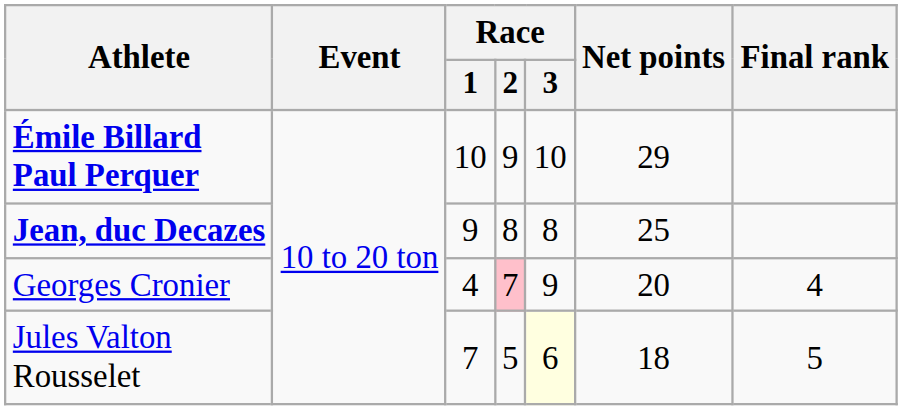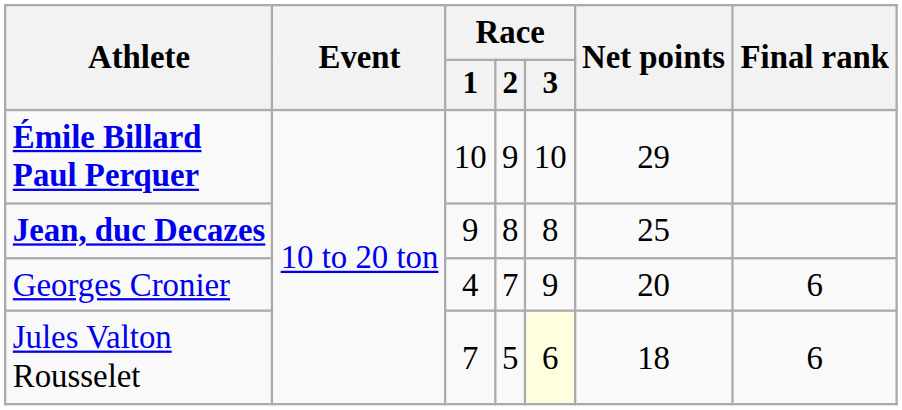(510, 284) pink background -> (510, 284) no background
(815, 284) 4 -> (815, 284) 6
(815, 357) 5 -> (815, 357) 6
